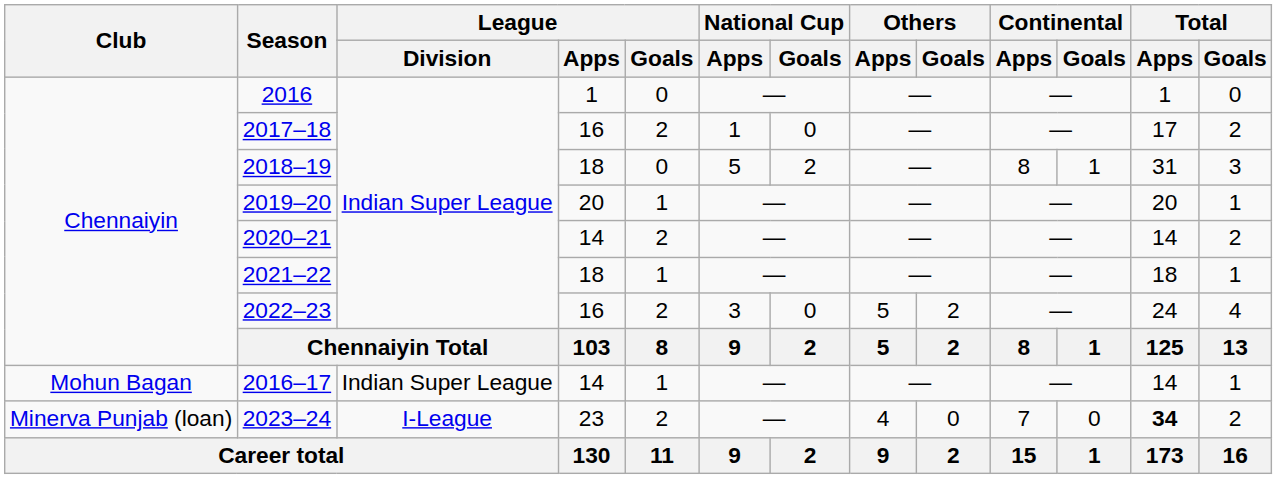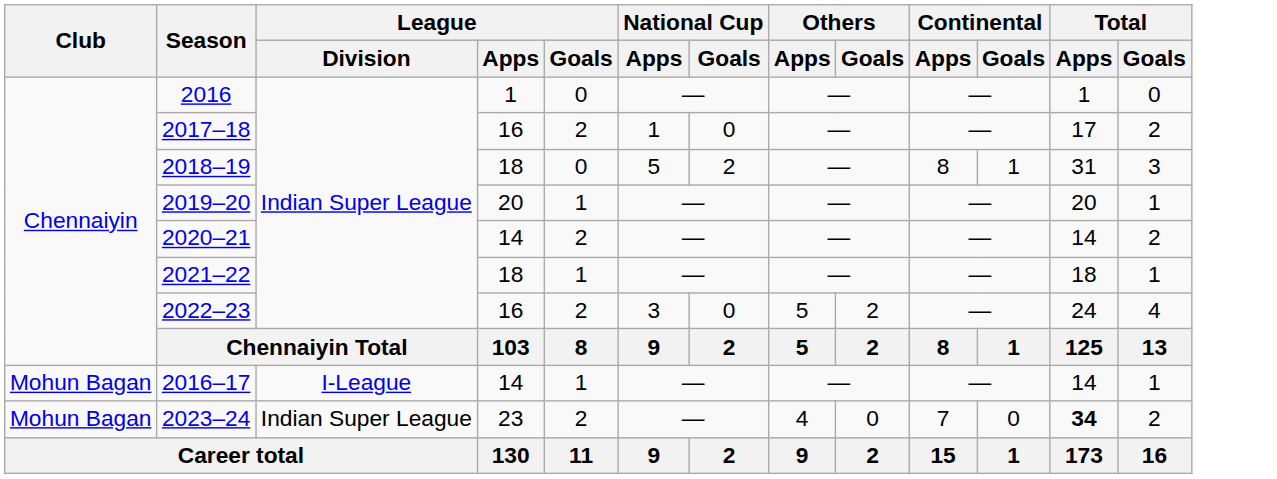(447, 382) Indian Super League -> (366, 382) I-League
(121, 418) Minerva Punjab (loan) -> (81, 418) Mohun Bagan
(447, 418) I-League -> (366, 418) Indian Super League
